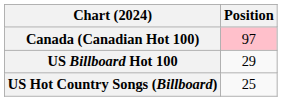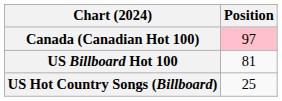(249, 61) 29 -> (249, 61) 81
